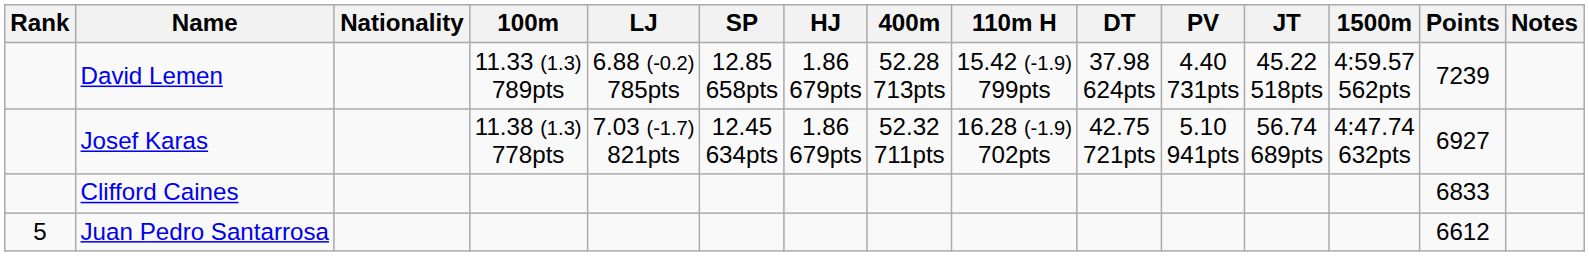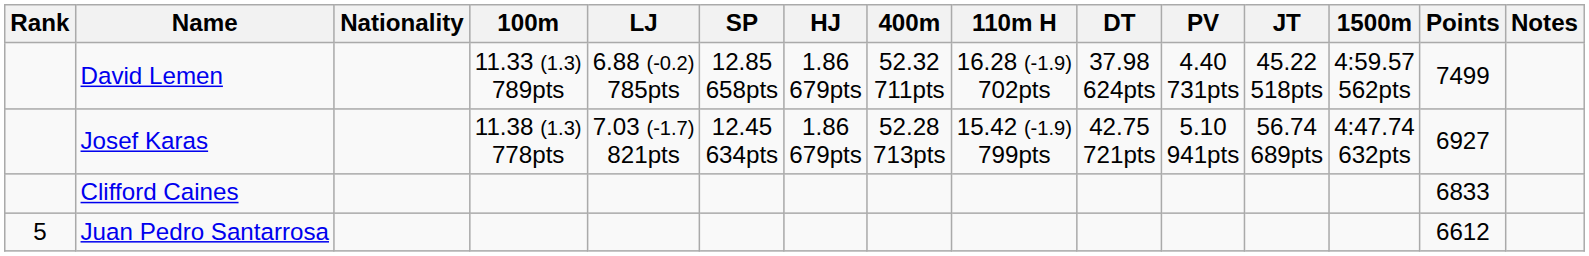(909, 75) 52.28 713pts -> (909, 75) 52.32 711pts
(1014, 75) 15.42 (-1.9) 799pts -> (1014, 75) 16.28 (-1.9) 702pts
(1463, 75) 7239 -> (1463, 75) 7499
(909, 141) 52.32 711pts -> (909, 141) 52.28 713pts
(1014, 141) 16.28 (-1.9) 702pts -> (1014, 141) 15.42 (-1.9) 799pts
